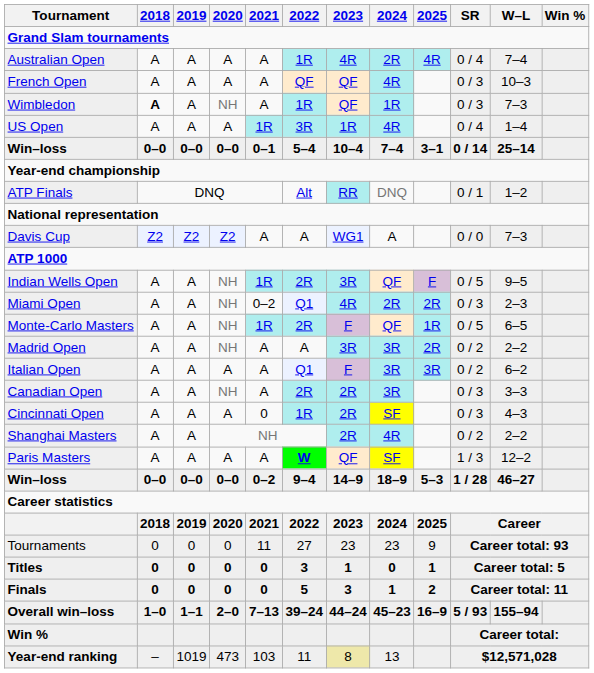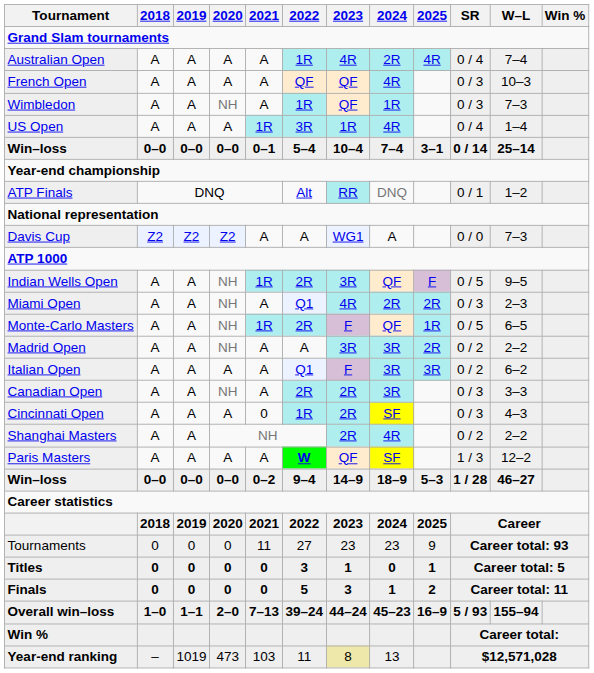(155, 104) bold -> (155, 104) normal
(264, 303) 0–2 -> (264, 303) A
